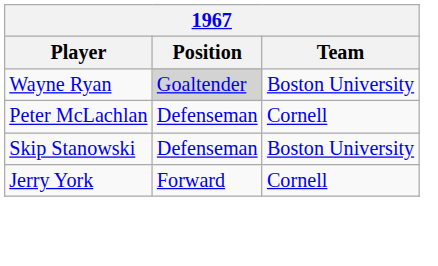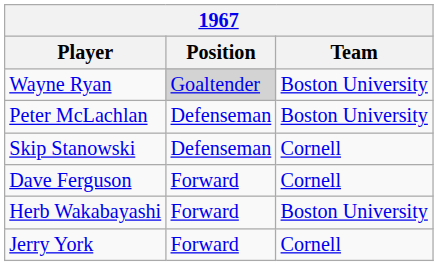(297, 116) Cornell -> (354, 116) Boston University
(341, 148) Boston University -> (311, 148) Cornell
+ row: (70, 180)
+ row: (85, 212)
